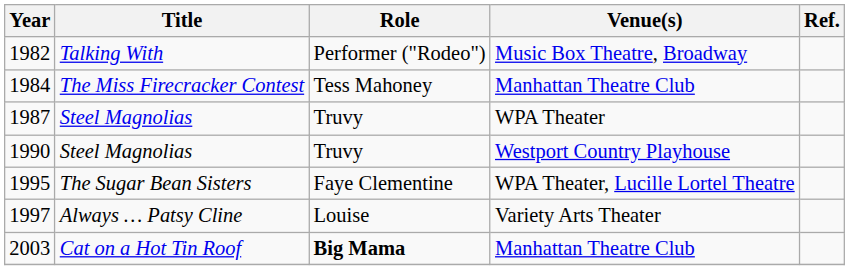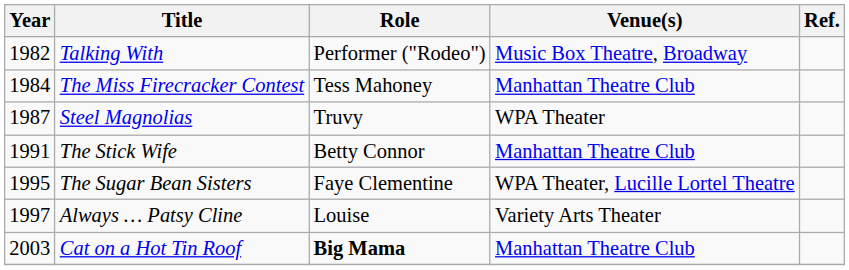- row: (30, 150)
+ row: (30, 150)
